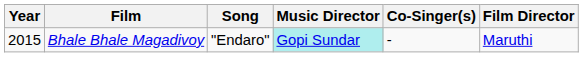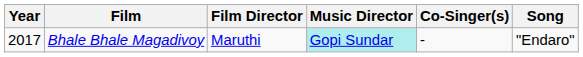columns swapped: (240, 16) <-> (529, 16)
(24, 39) 2015 -> (24, 39) 2017
